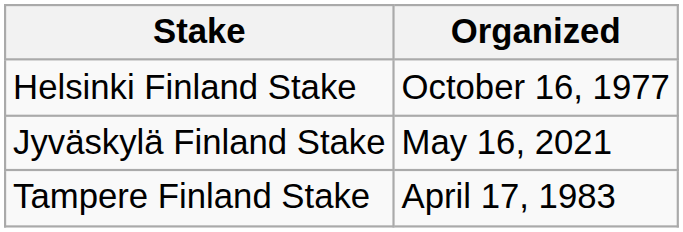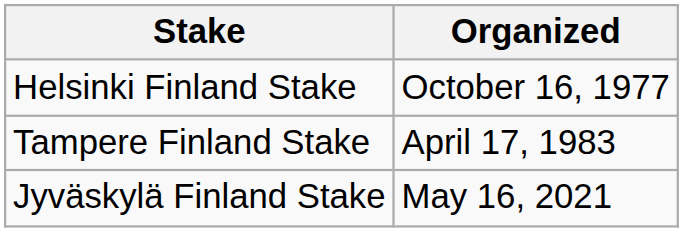rows swapped: (199, 142) <-> (192, 197)
